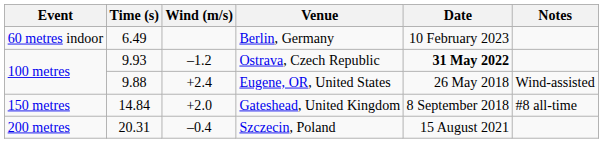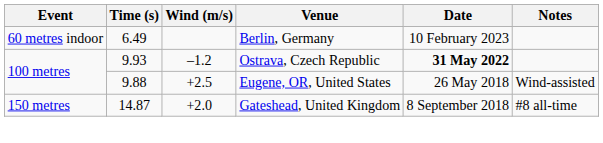(199, 82) +2.4 -> (199, 82) +2.5
(134, 104) 14.84 -> (134, 104) 14.87
- row: (287, 127)
